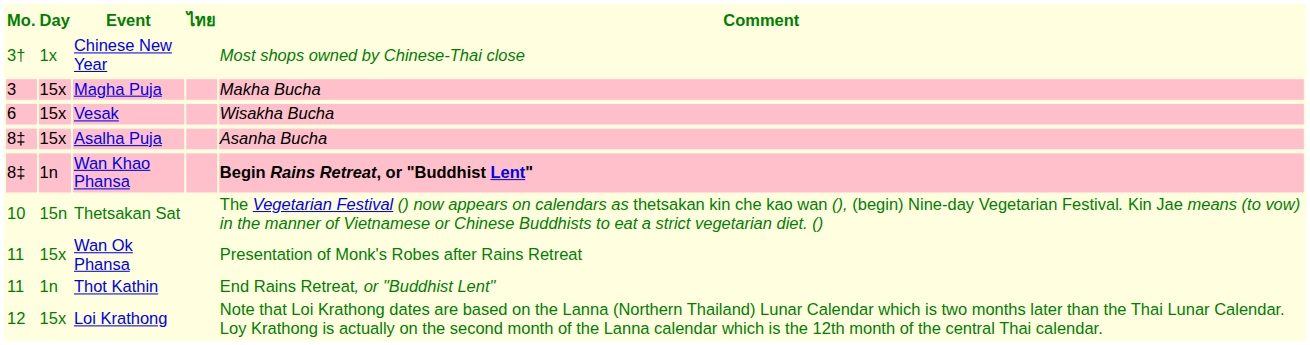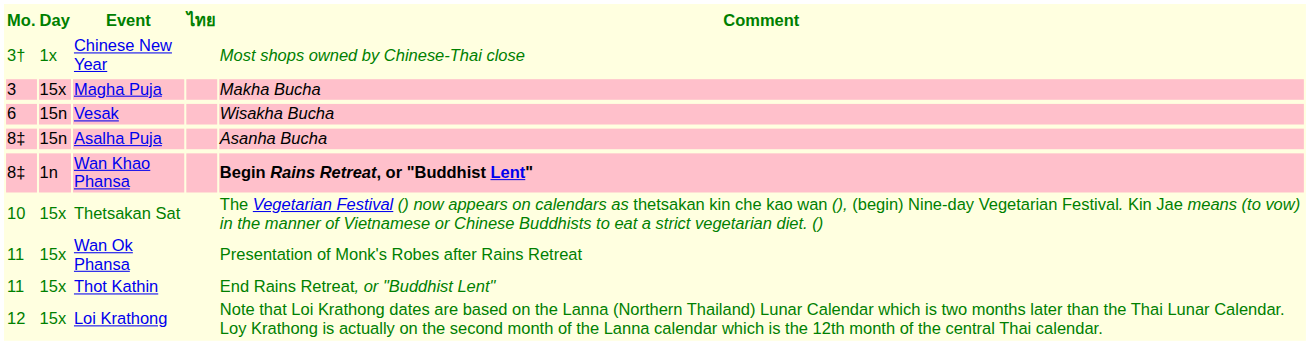(53, 114) 15x -> (53, 114) 15n
(53, 138) 15x -> (53, 138) 15n
(53, 214) 15n -> (53, 214) 15x
(49, 287) 1n -> (53, 287) 15x
